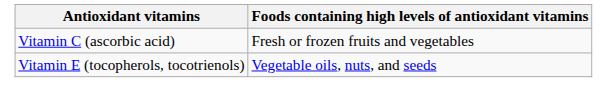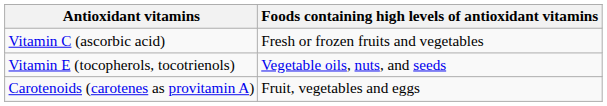+ row: (131, 88)
